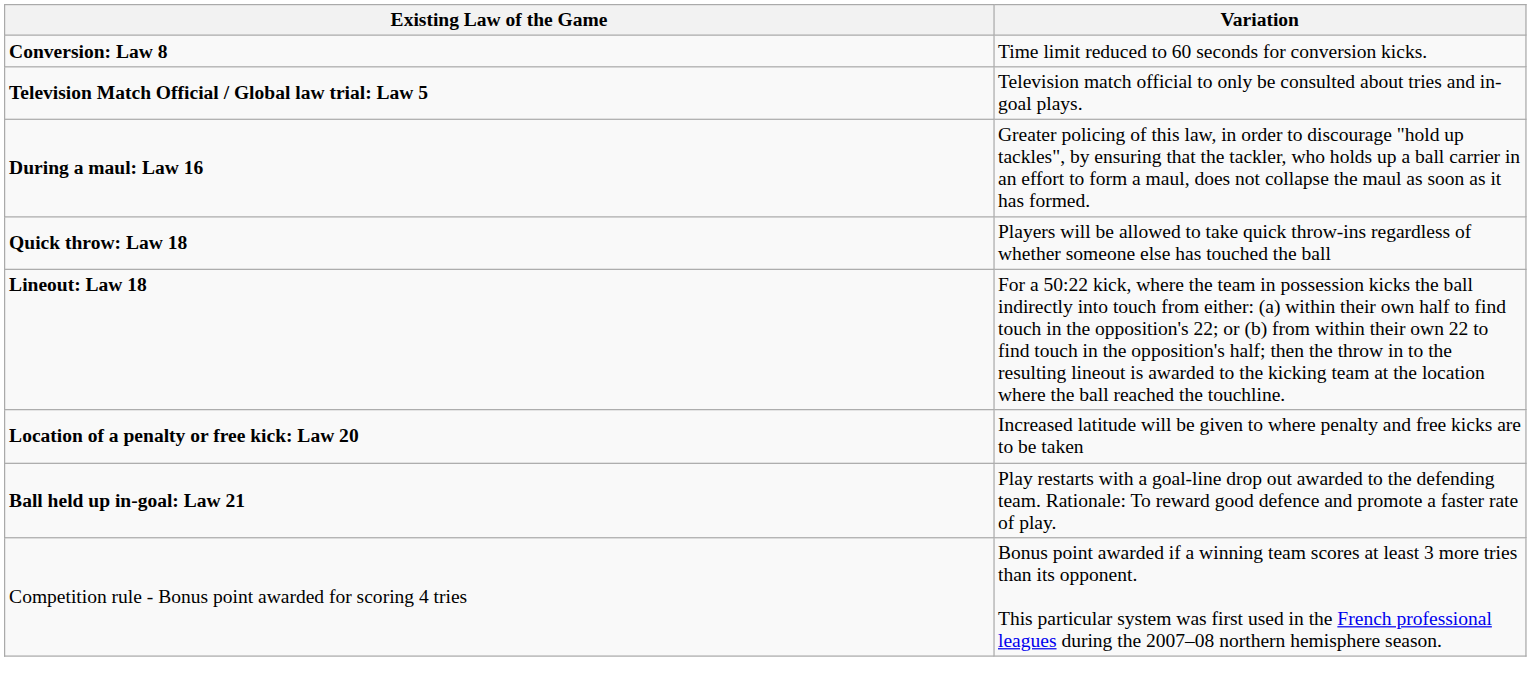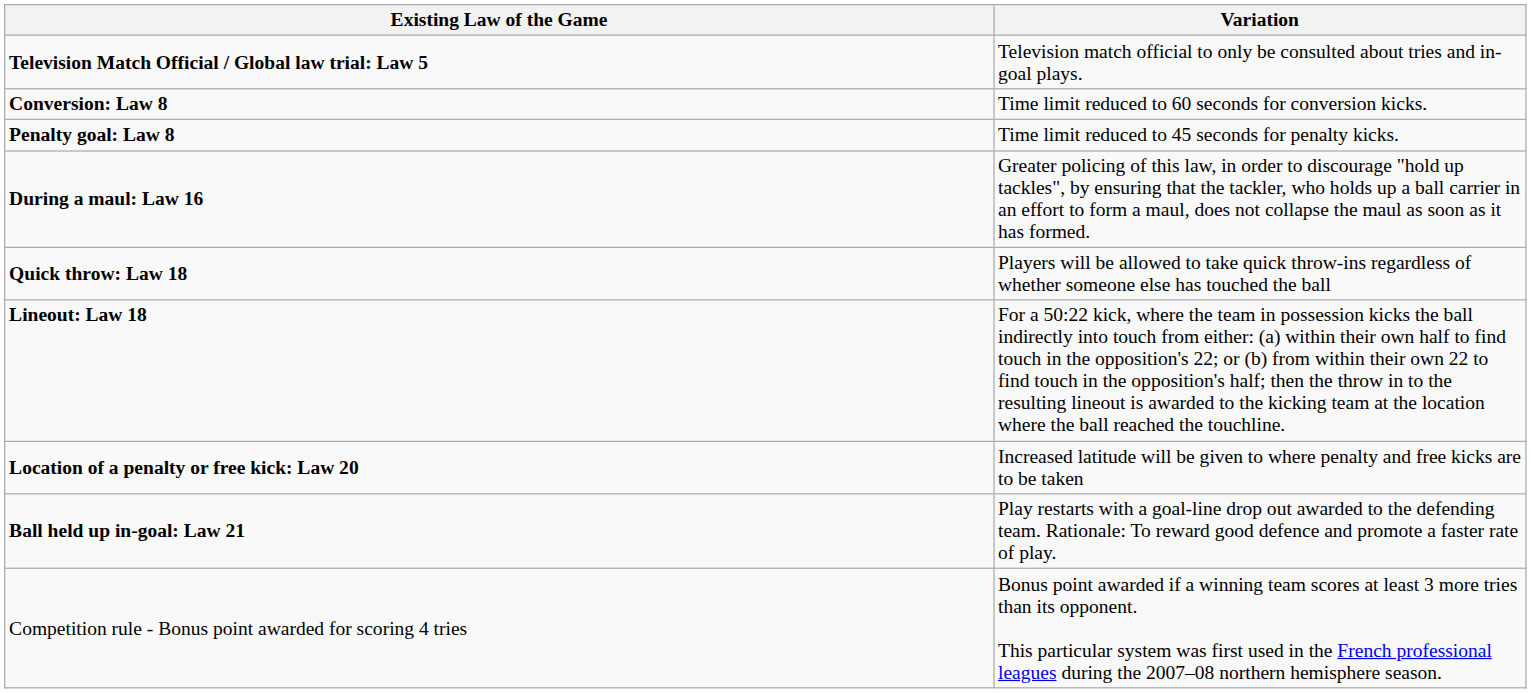rows swapped: (219, 92) <-> (88, 50)
+ row: (92, 134)
